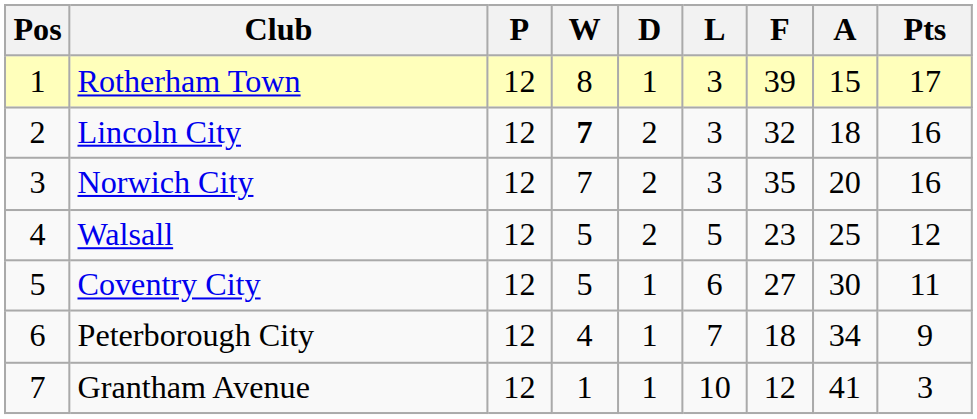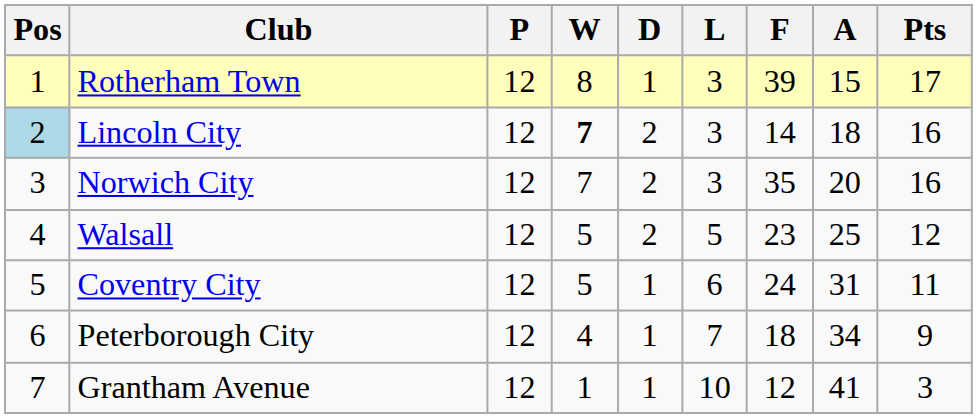(38, 132) no background -> (38, 132) lightblue background
(780, 132) 32 -> (780, 132) 14
(780, 285) 27 -> (780, 285) 24
(845, 285) 30 -> (845, 285) 31
